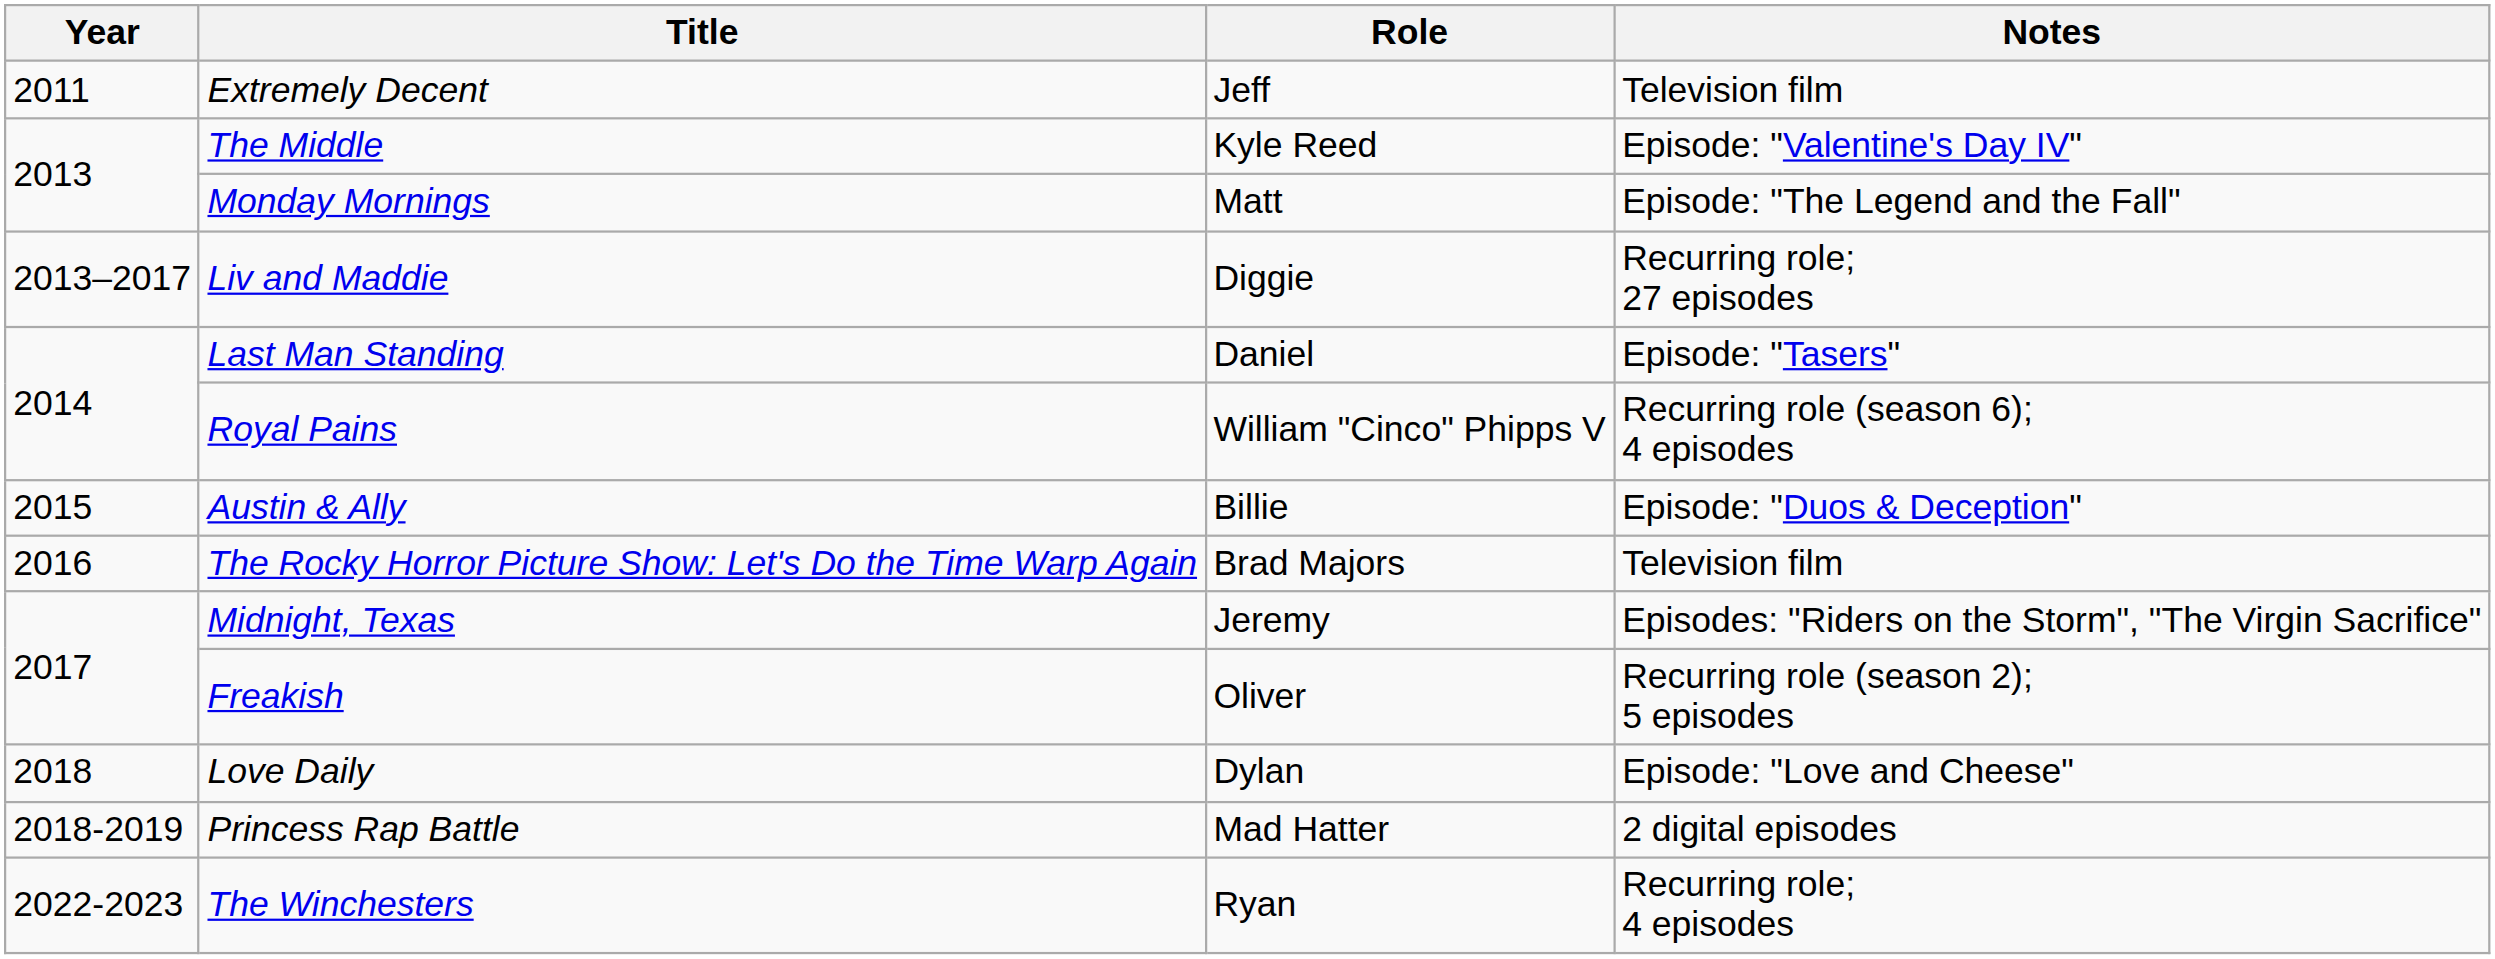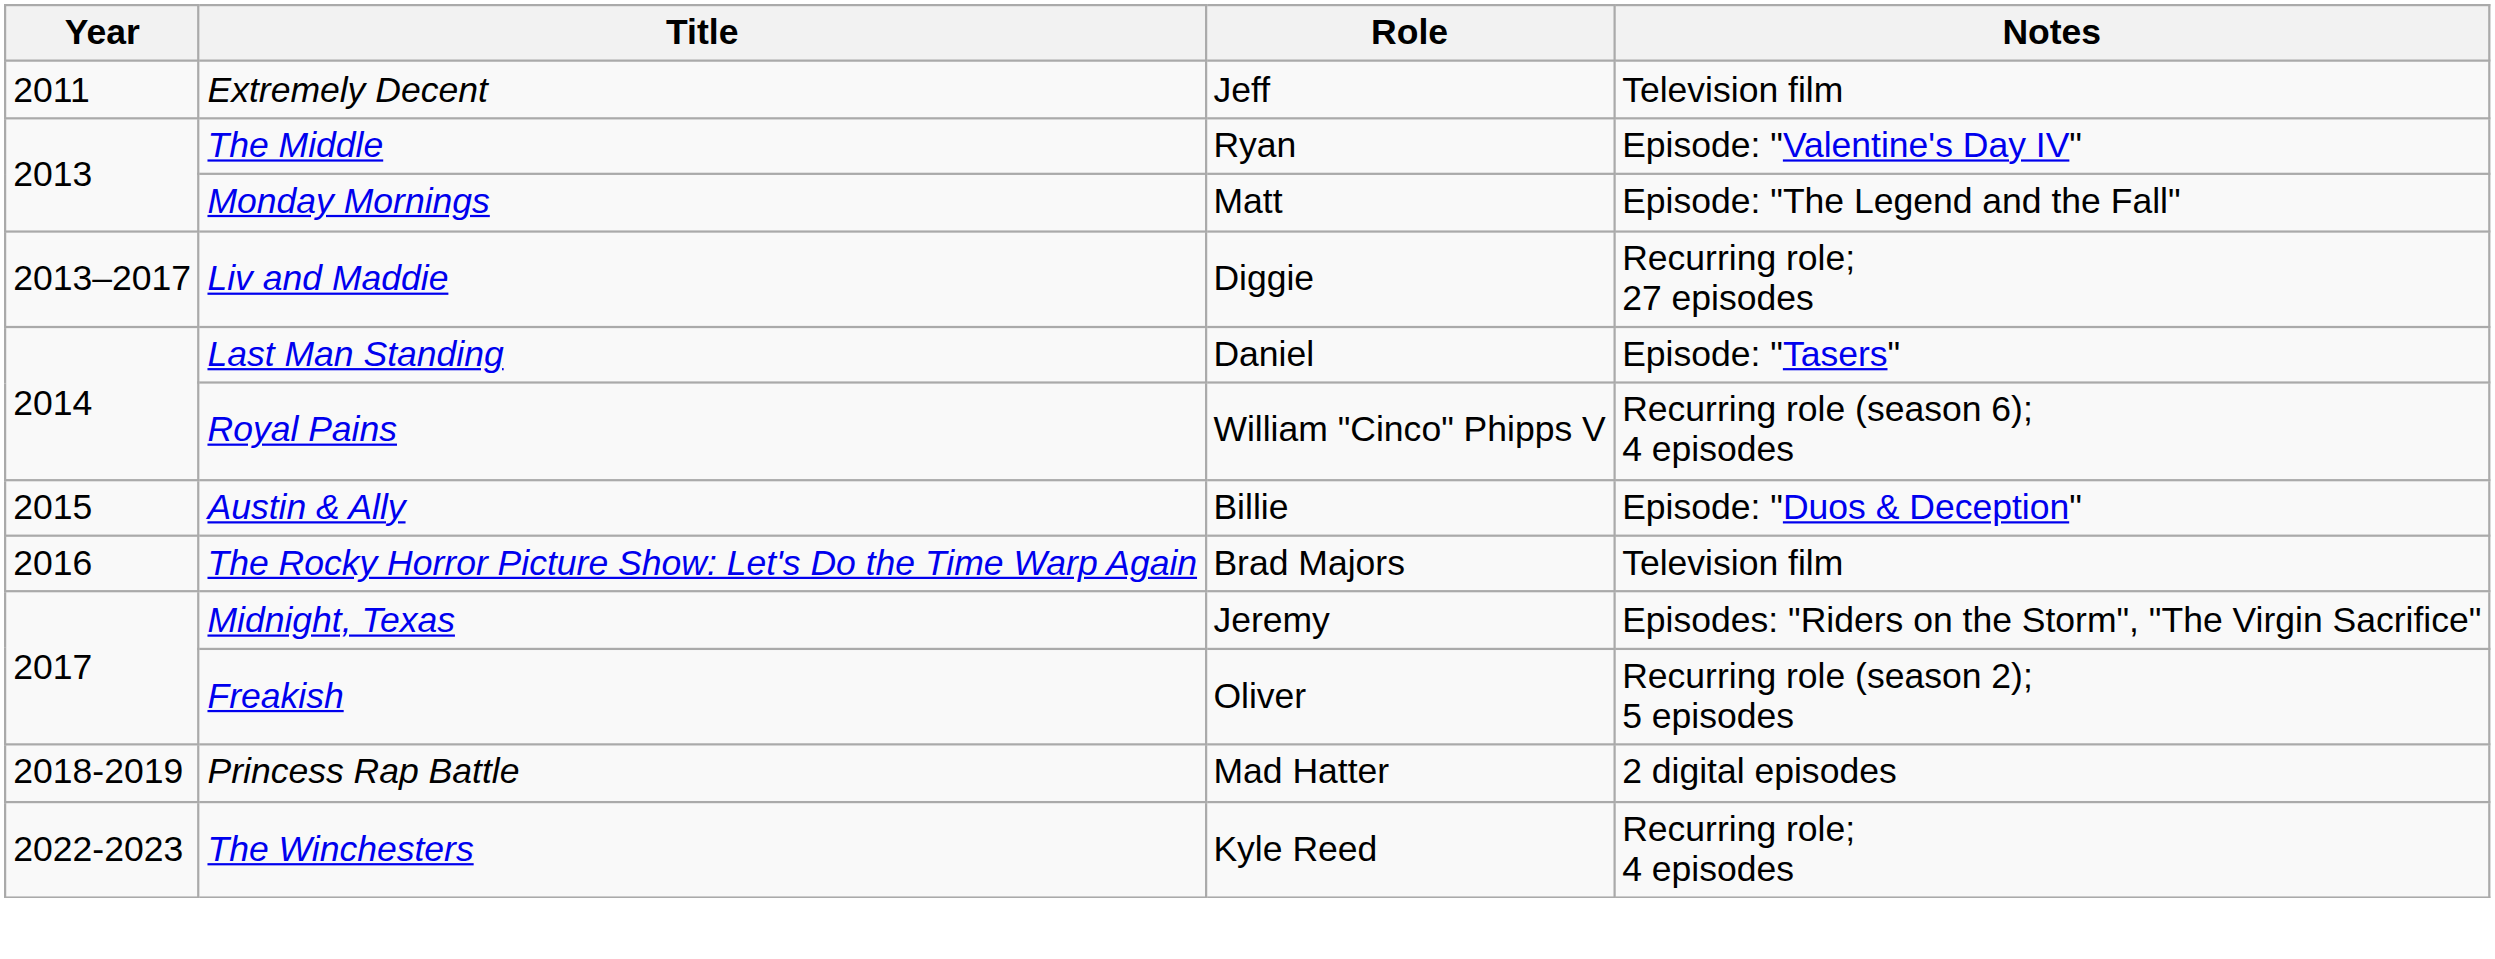(1295, 145) Kyle Reed -> (1255, 145) Ryan
- row: (290, 772)
(1255, 904) Ryan -> (1295, 848) Kyle Reed
